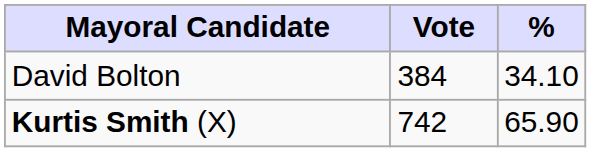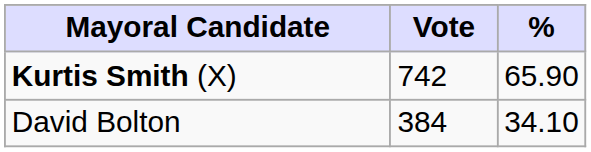rows swapped: (124, 122) <-> (96, 75)
